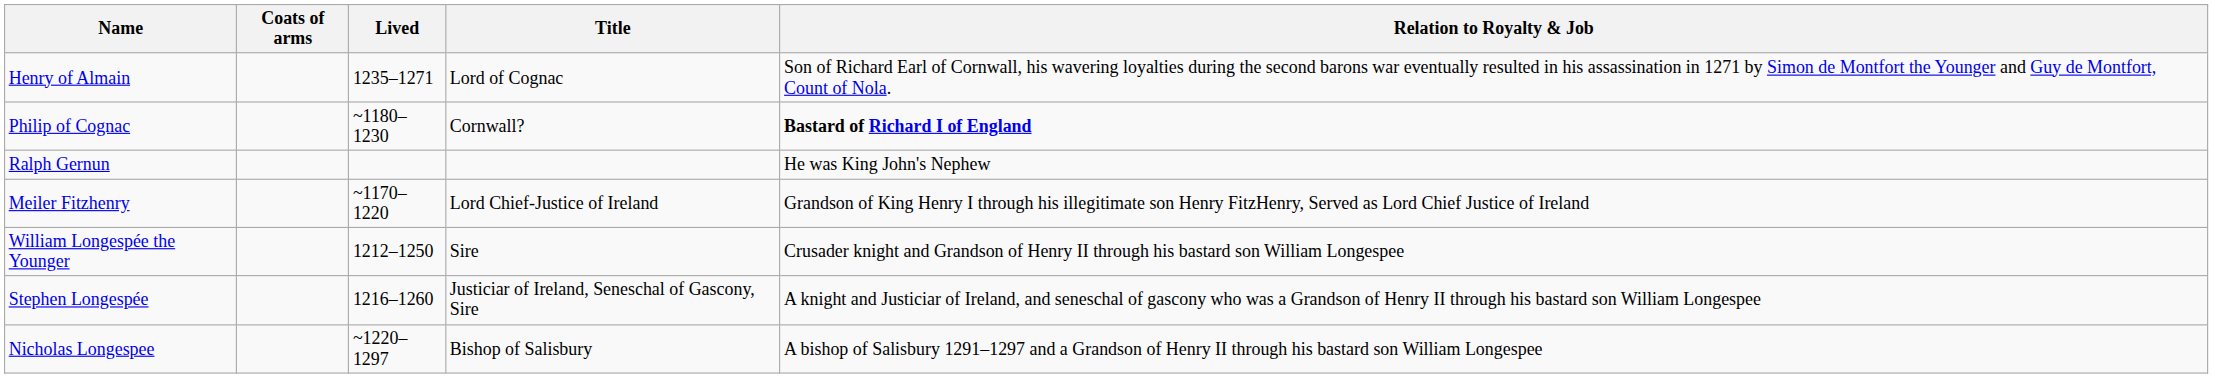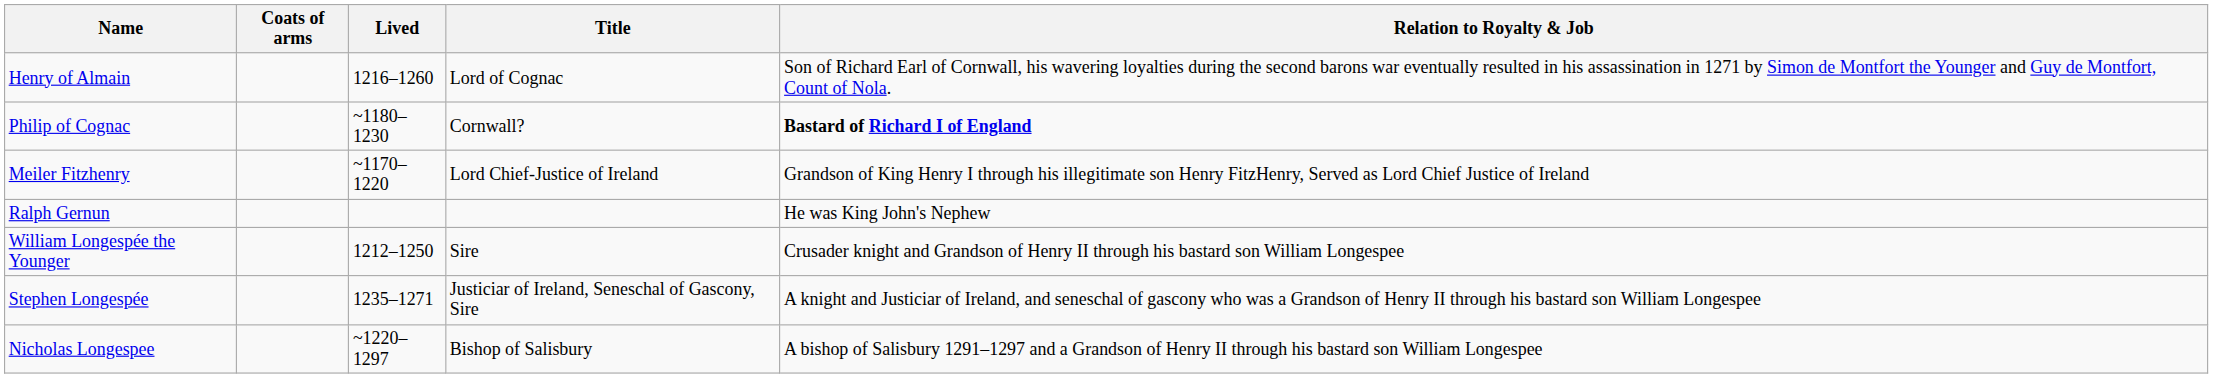(393, 77) 1235–1271 -> (393, 77) 1216–1260
rows swapped: (69, 202) <-> (59, 164)
(393, 300) 1216–1260 -> (393, 300) 1235–1271
